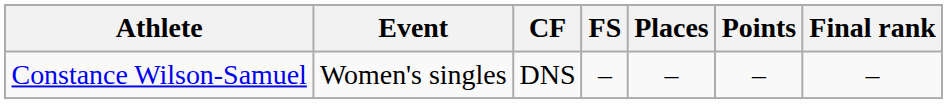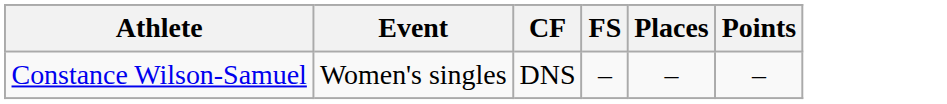- column: (873, 27)
